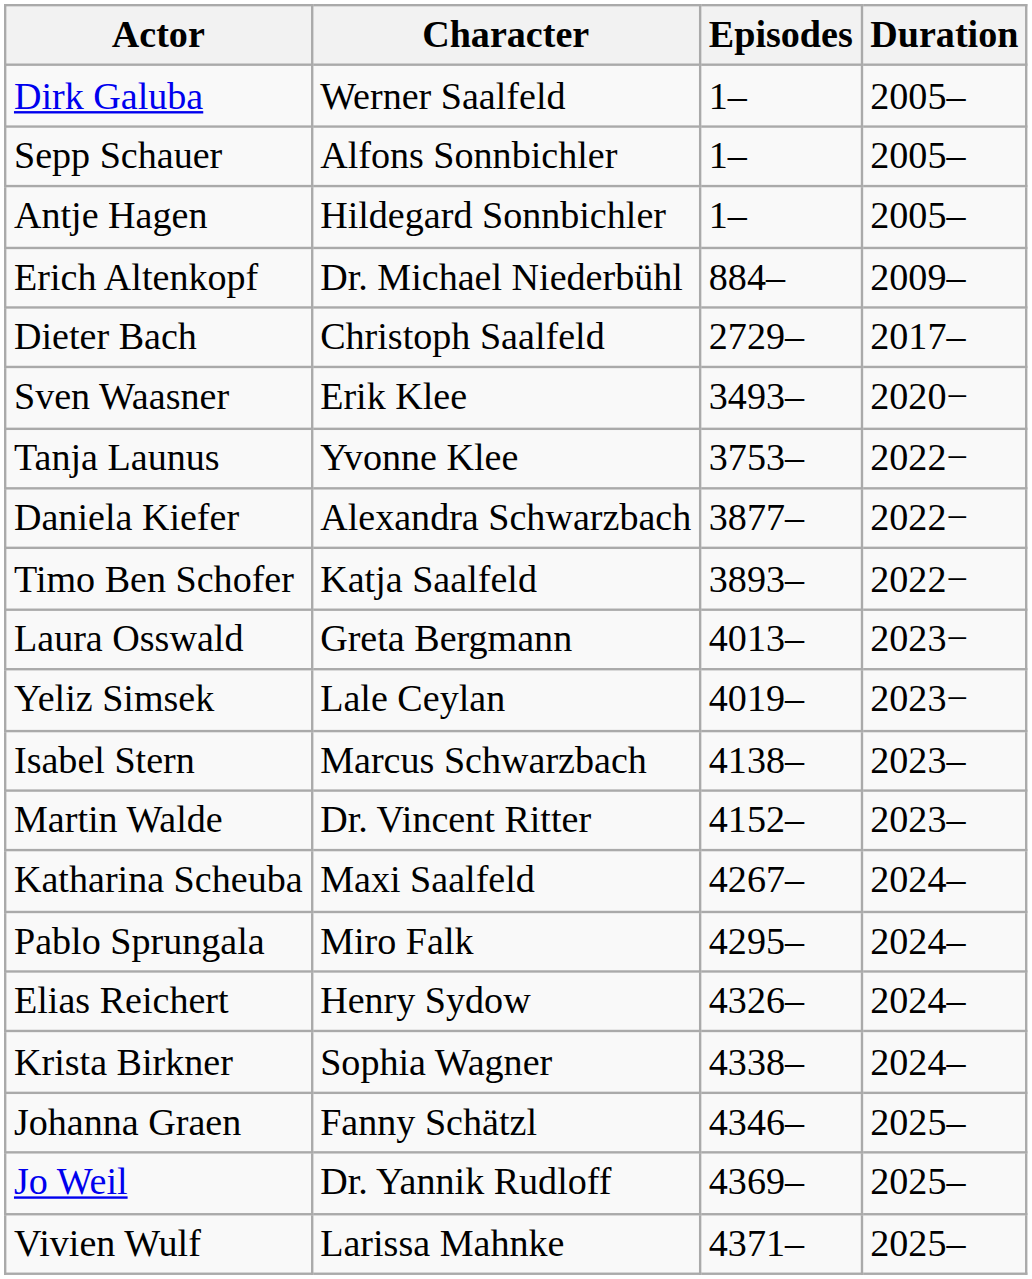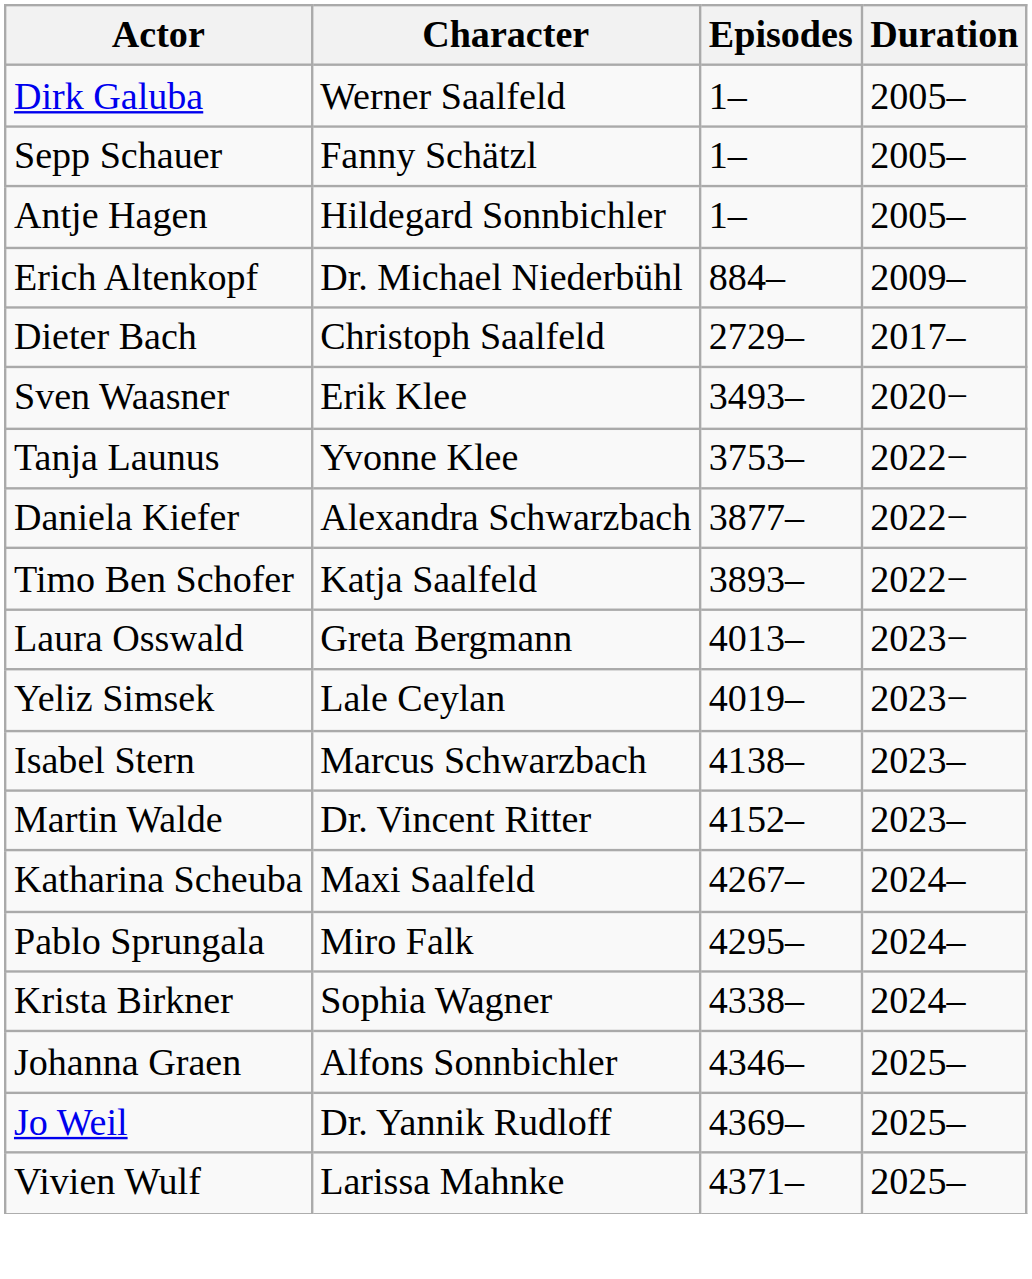(469, 155) Alfons Sonnbichler -> (429, 155) Fanny Schätzl
- row: (121, 1000)
(429, 1121) Fanny Schätzl -> (469, 1061) Alfons Sonnbichler
